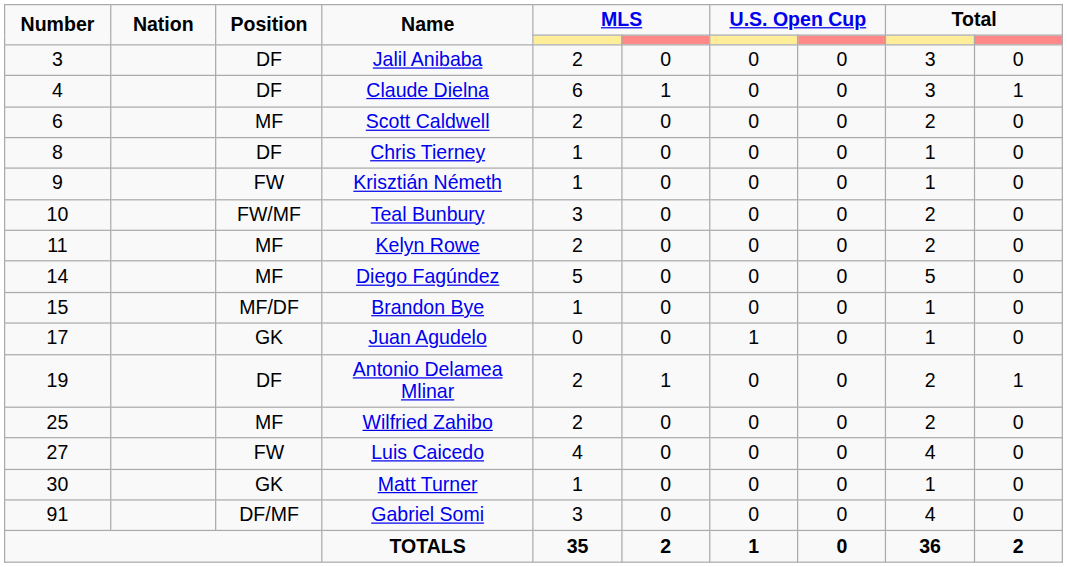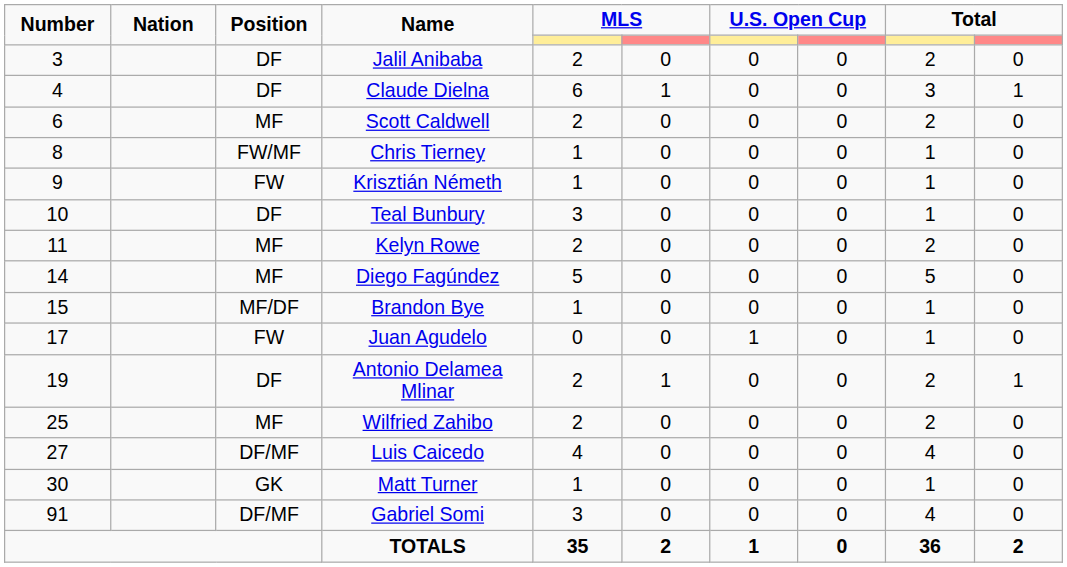(930, 59) 3 -> (930, 59) 2
(269, 152) DF -> (269, 152) FW/MF
(269, 214) FW/MF -> (269, 214) DF
(930, 214) 2 -> (930, 214) 1
(269, 338) GK -> (269, 338) FW
(269, 453) FW -> (269, 453) DF/MF
